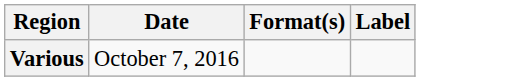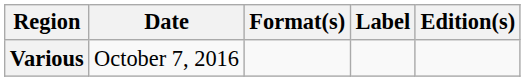+ column: (468, 22)
